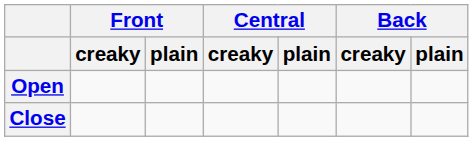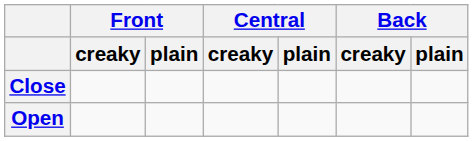rows swapped: (38, 119) <-> (38, 86)
